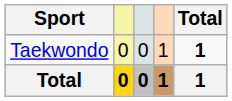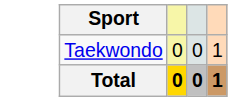- column: (200, 19)
